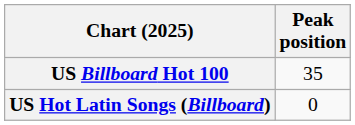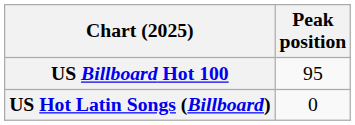(313, 73) 35 -> (313, 73) 95
